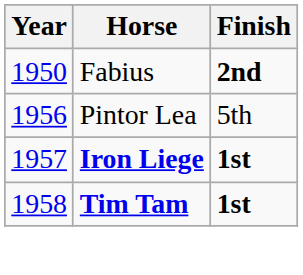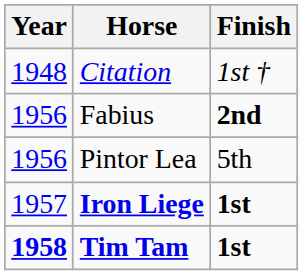+ row: (125, 70)
(39, 70) 1950 -> (39, 114) 1956
(39, 203) normal -> (39, 247) bold
